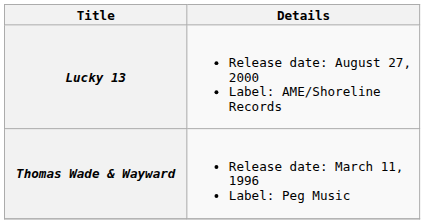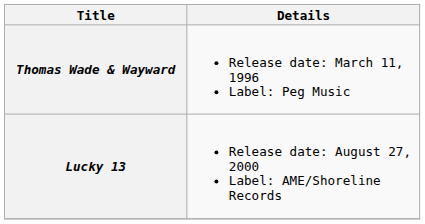rows swapped: (96, 174) <-> (96, 77)
